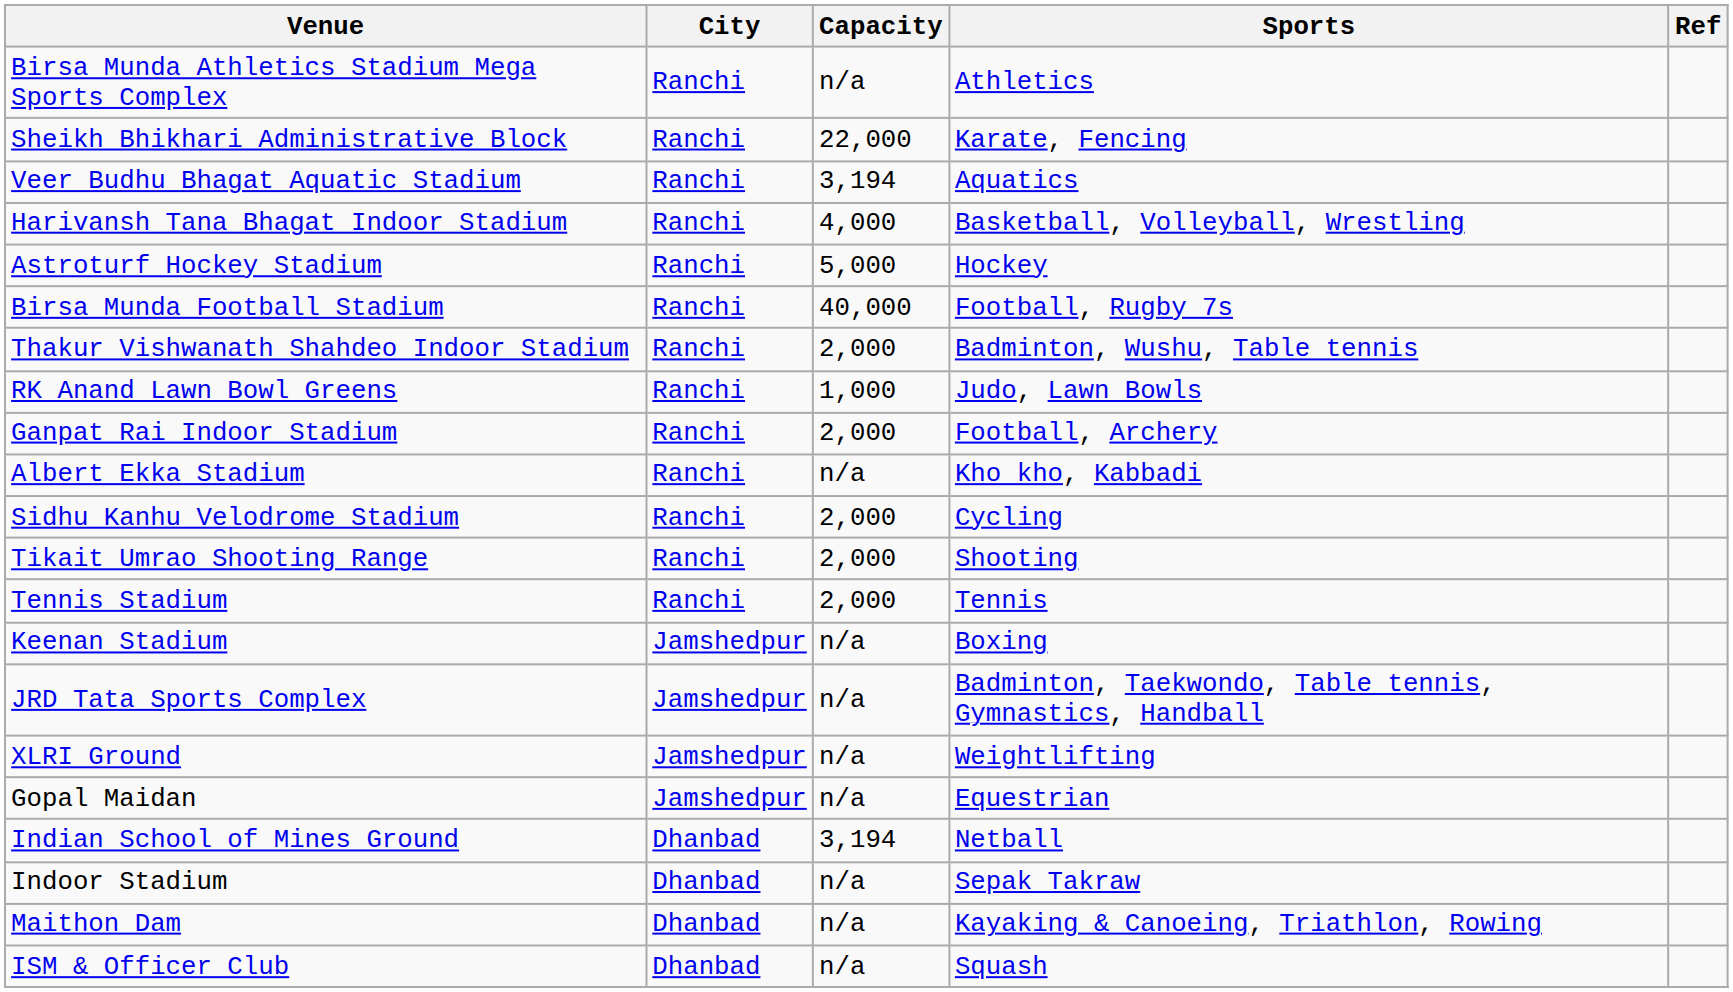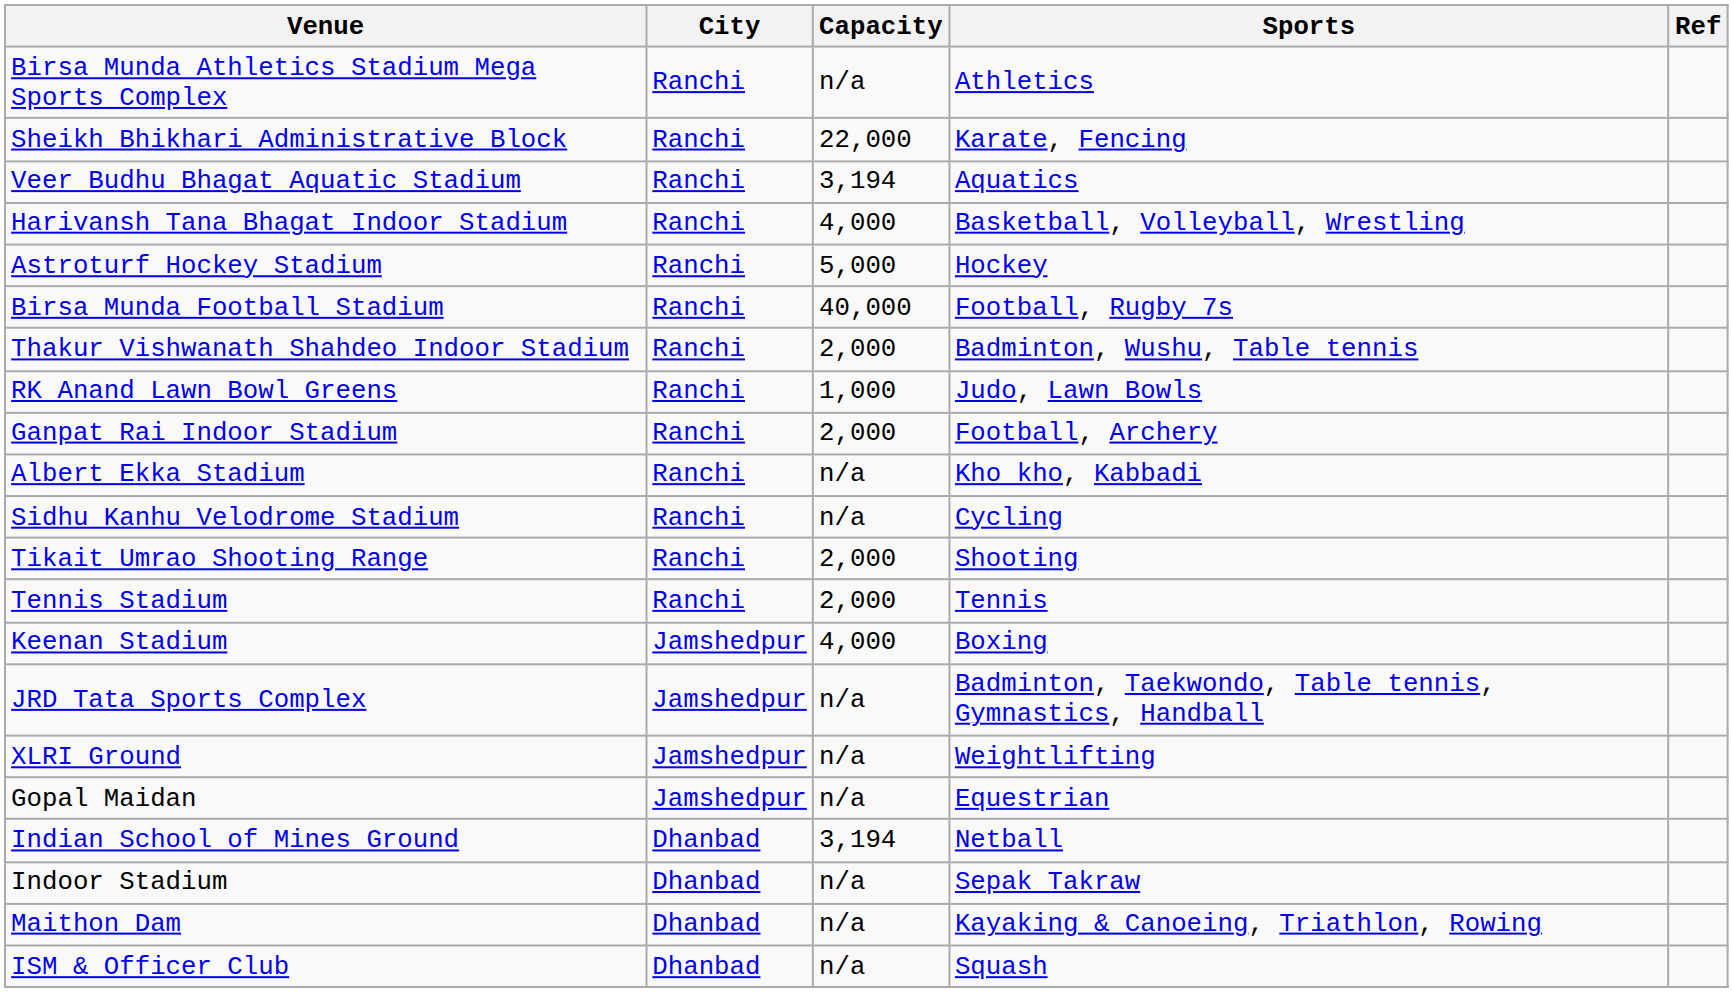(858, 517) 2,000 -> (842, 517) n/a
(842, 643) n/a -> (858, 643) 4,000
